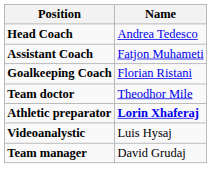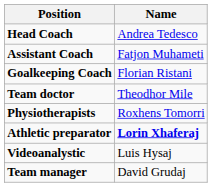+ row: (51, 113)
